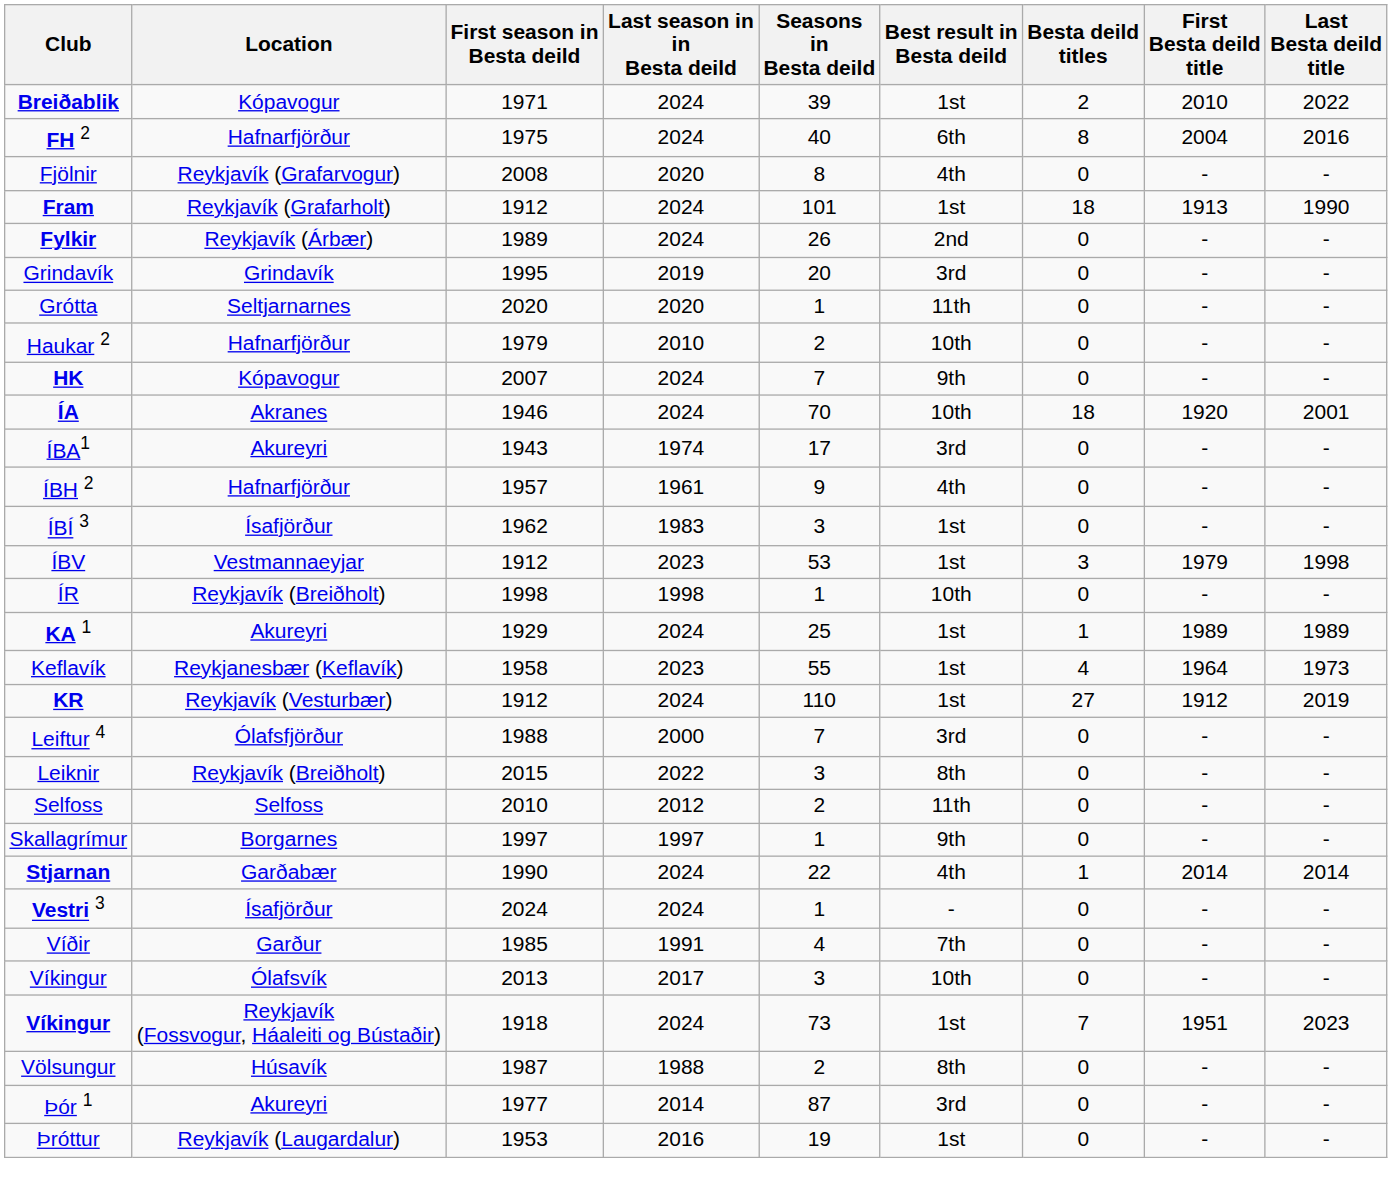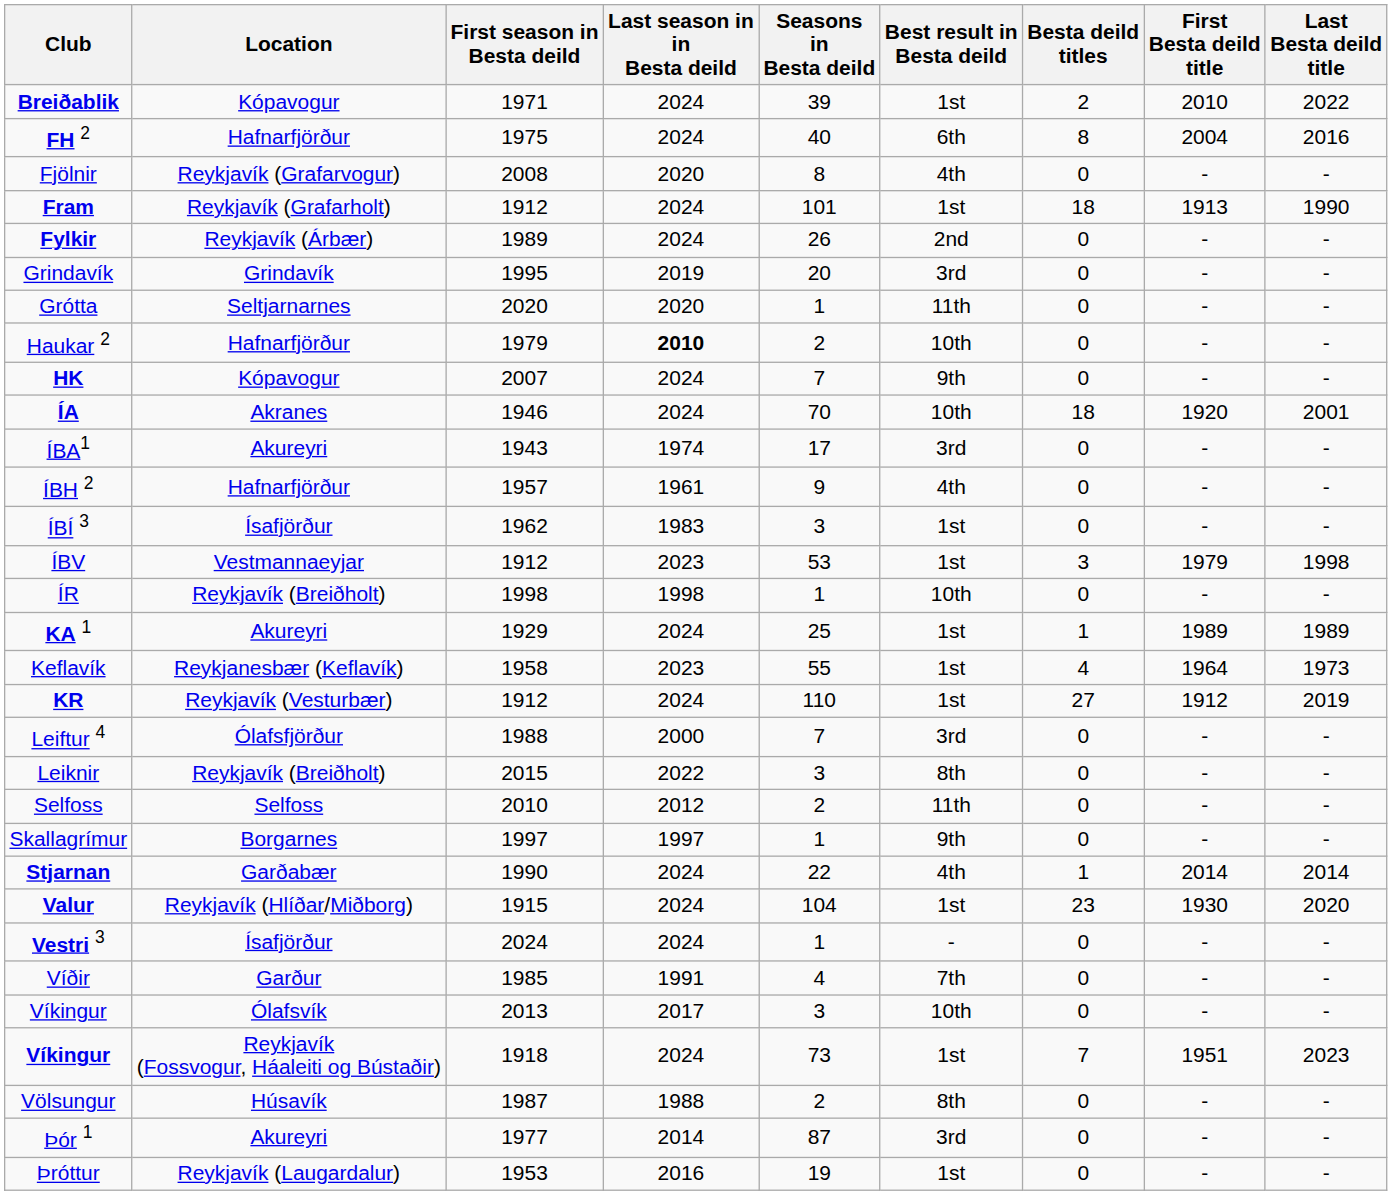(681, 342) normal -> (681, 342) bold
+ row: (68, 905)
